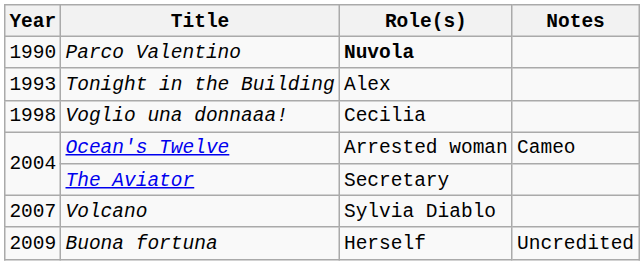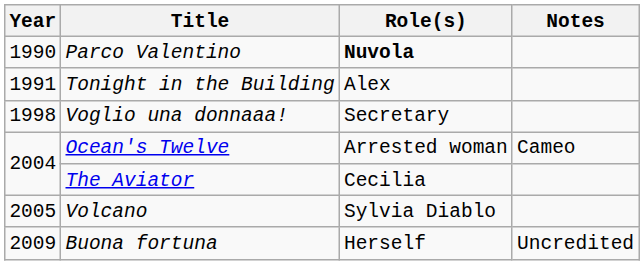(33, 84) 1993 -> (33, 84) 1991
(385, 116) Cecilia -> (397, 116) Secretary
(397, 180) Secretary -> (385, 180) Cecilia
(33, 211) 2007 -> (33, 211) 2005
